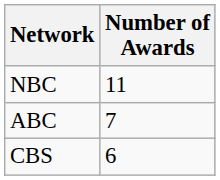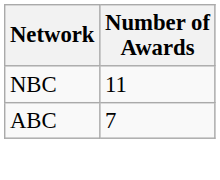- row: (31, 156)
